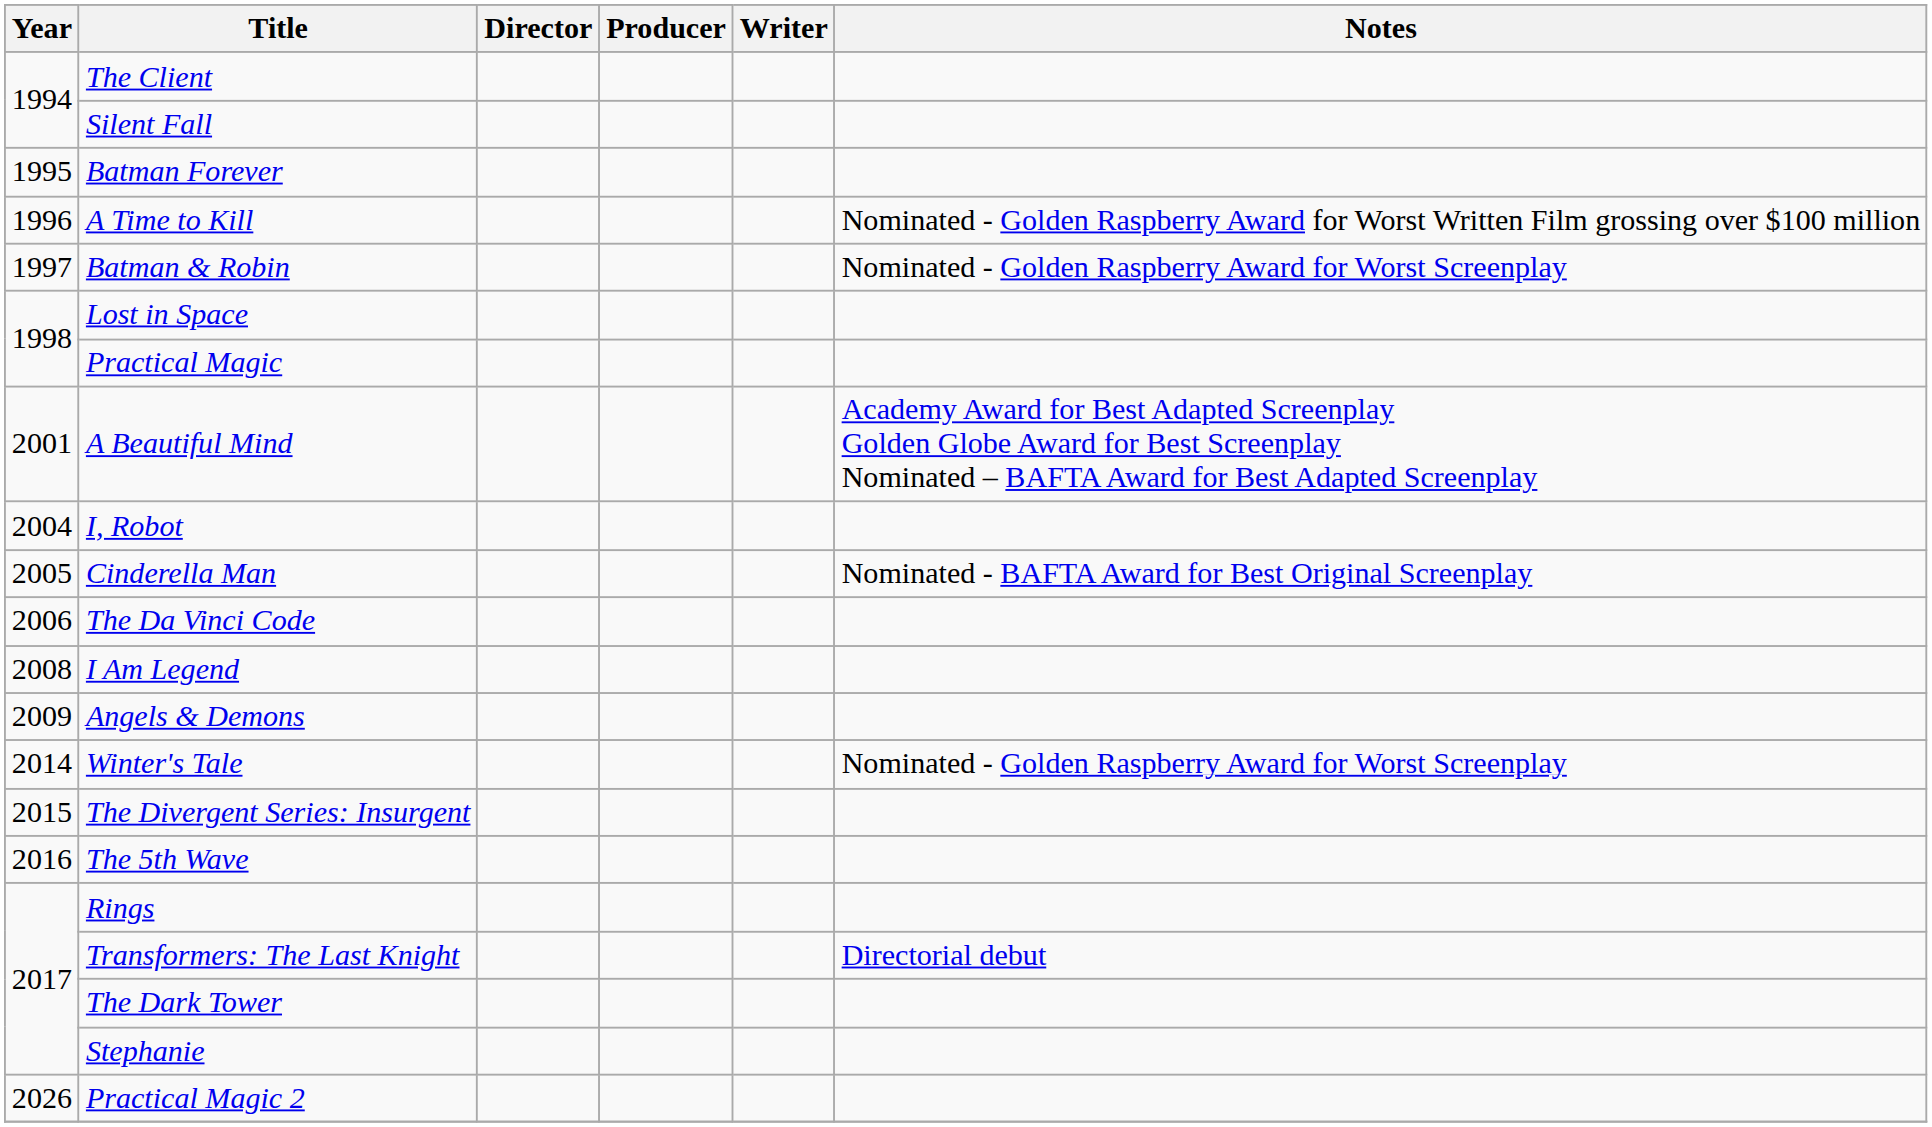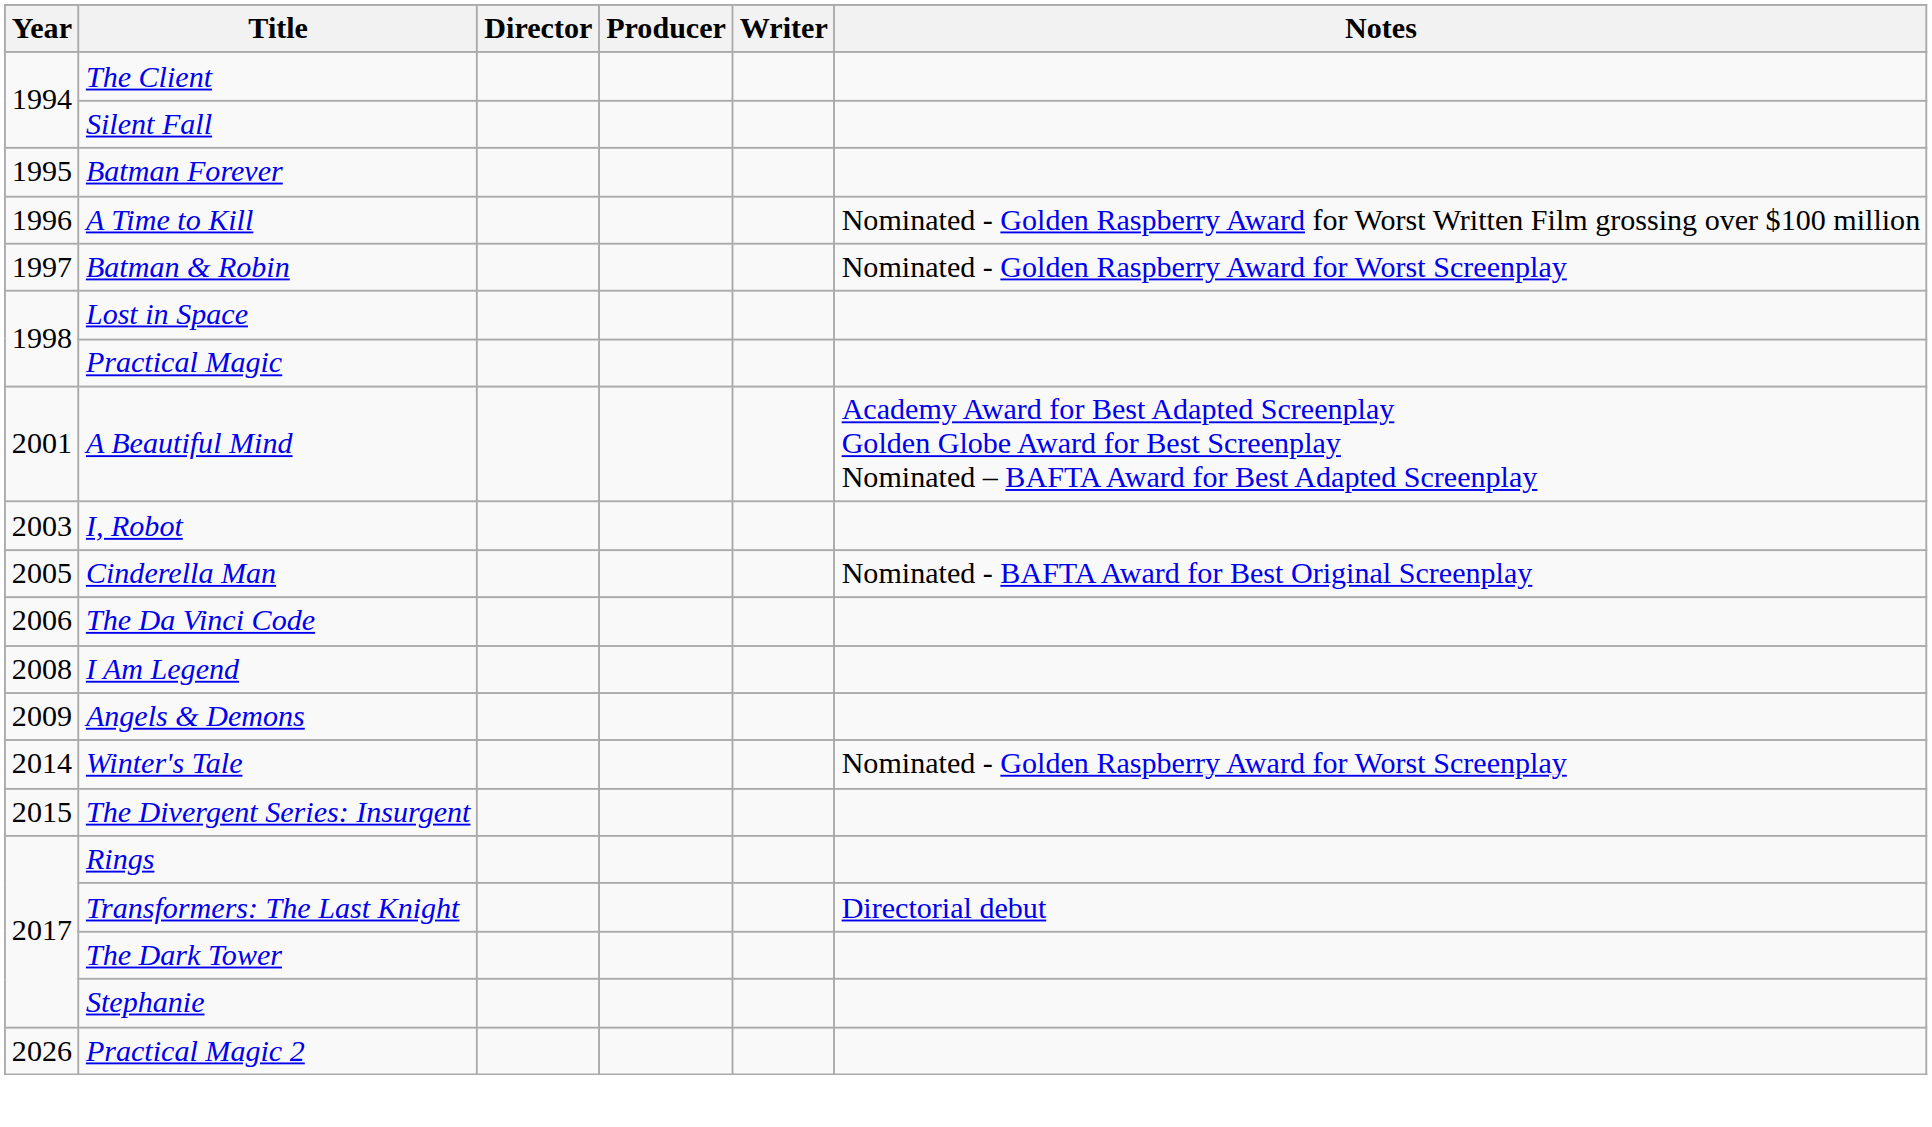(42, 525) 2004 -> (42, 525) 2003
- row: (167, 859)
